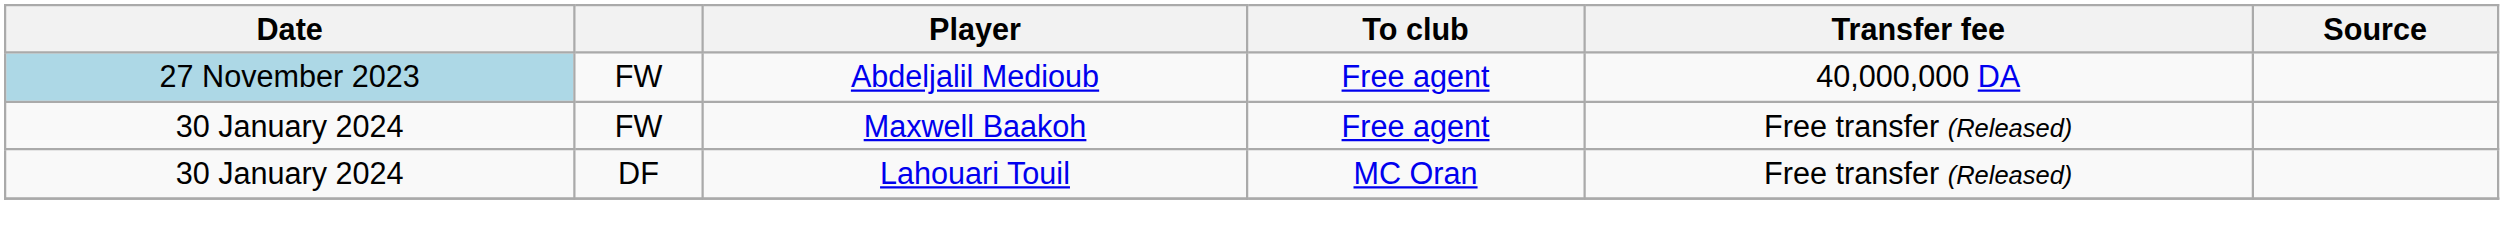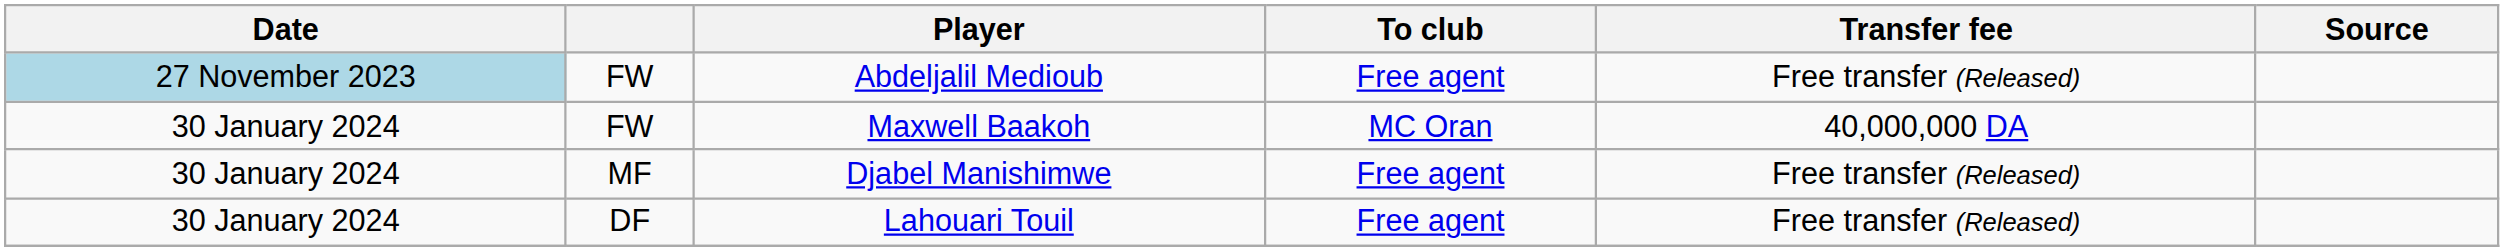(1918, 77) 40,000,000 DA -> (1926, 77) Free transfer (Released)
(1416, 125) Free agent -> (1430, 125) MC Oran
(1918, 125) Free transfer (Released) -> (1926, 125) 40,000,000 DA
+ row: (979, 174)
(1416, 174) MC Oran -> (1430, 222) Free agent
